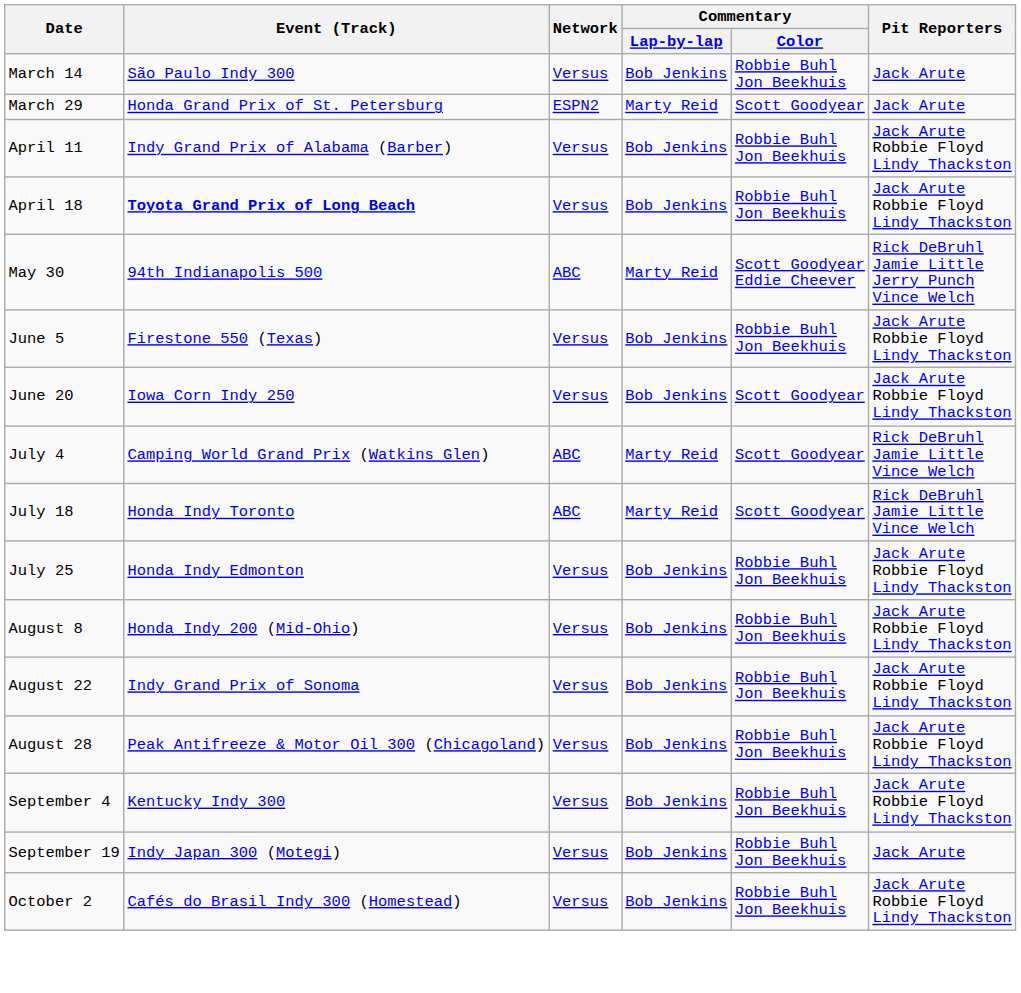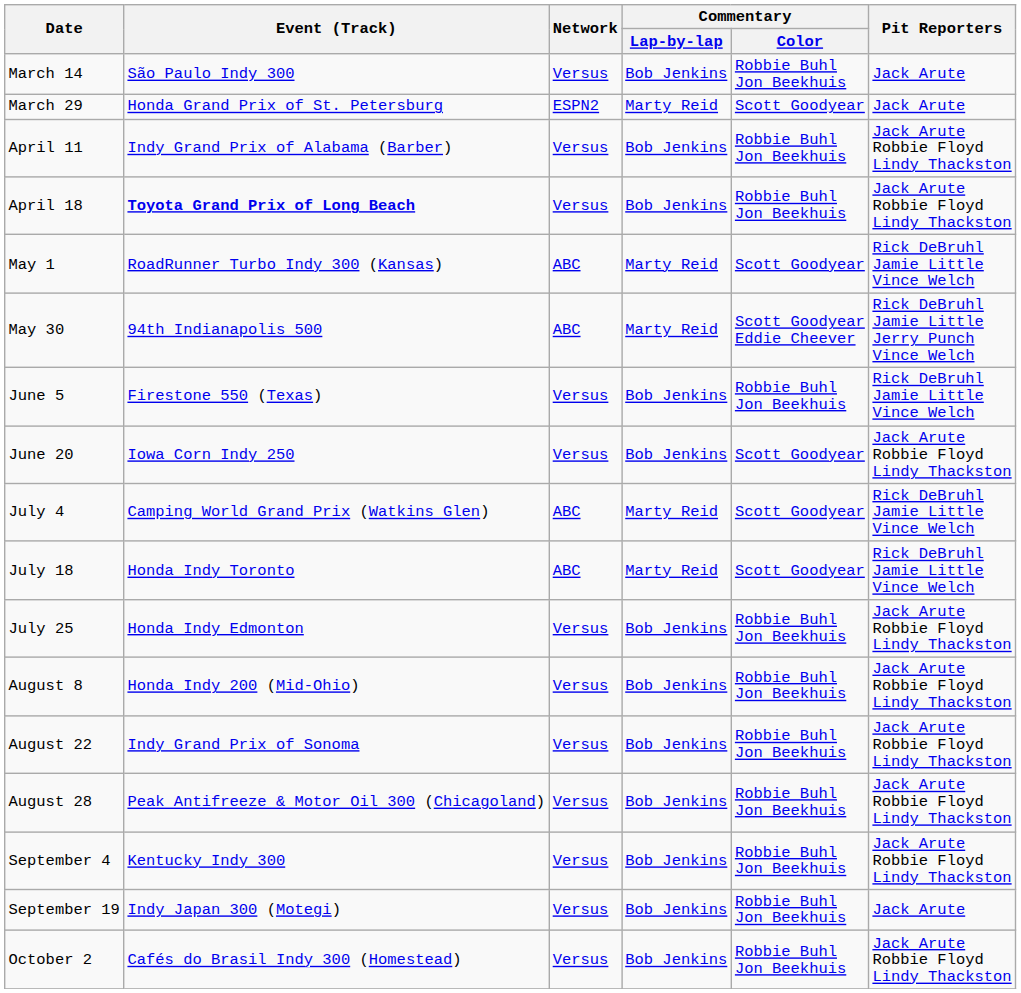+ row: (32, 264)
(942, 339) Jack Arute Robbie Floyd Lindy Thackston -> (928, 397) Rick DeBruhl Jamie Little Vince Welch
